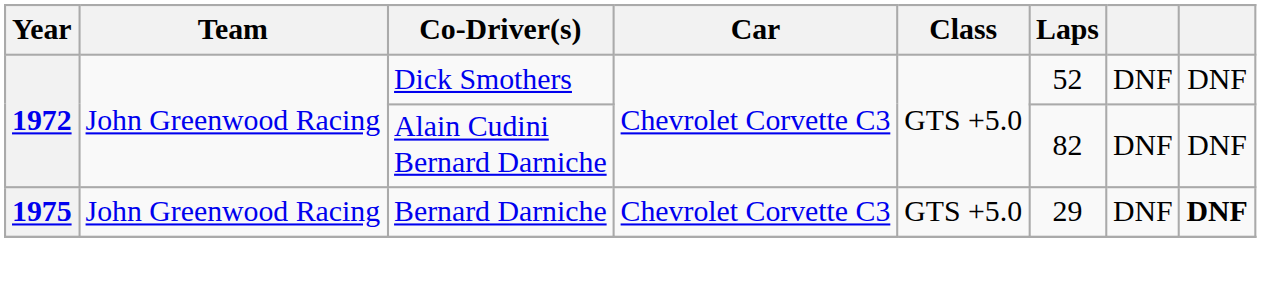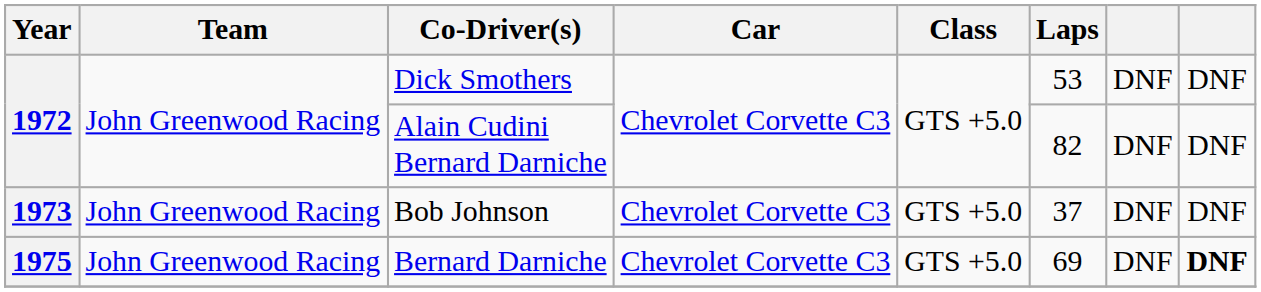(1067, 78) 52 -> (1067, 78) 53
+ row: (471, 212)
(1067, 212) 29 -> (1067, 261) 69
